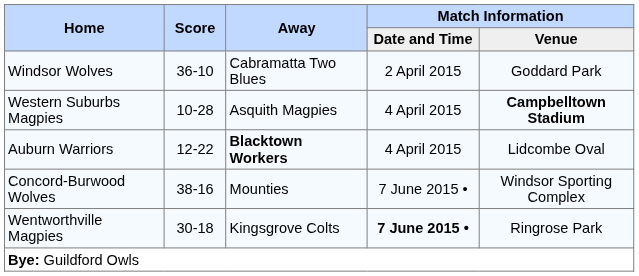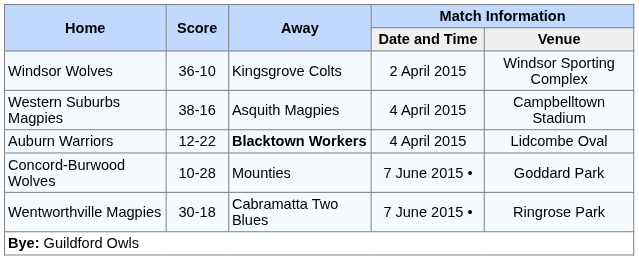(283, 71) Cabramatta Two Blues -> (287, 71) Kingsgrove Colts
(556, 71) Goddard Park -> (559, 71) Windsor Sporting Complex
(195, 110) 10-28 -> (197, 110) 38-16
(556, 110) bold -> (559, 110) normal
(195, 189) 38-16 -> (197, 173) 10-28
(556, 189) Windsor Sporting Complex -> (559, 173) Goddard Park
(285, 228) Kingsgrove Colts -> (285, 212) Cabramatta Two Blues
(423, 228) bold -> (428, 212) normal
